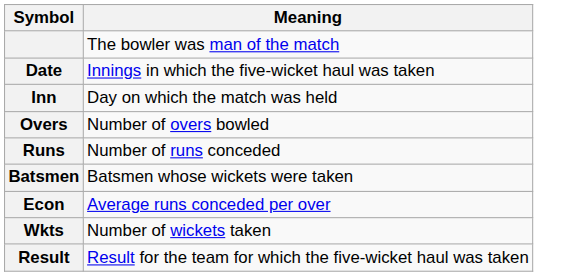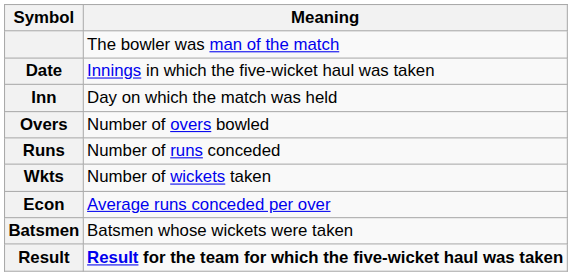rows swapped: (44, 230) <-> (44, 177)
(308, 257) normal -> (325, 257) bold
